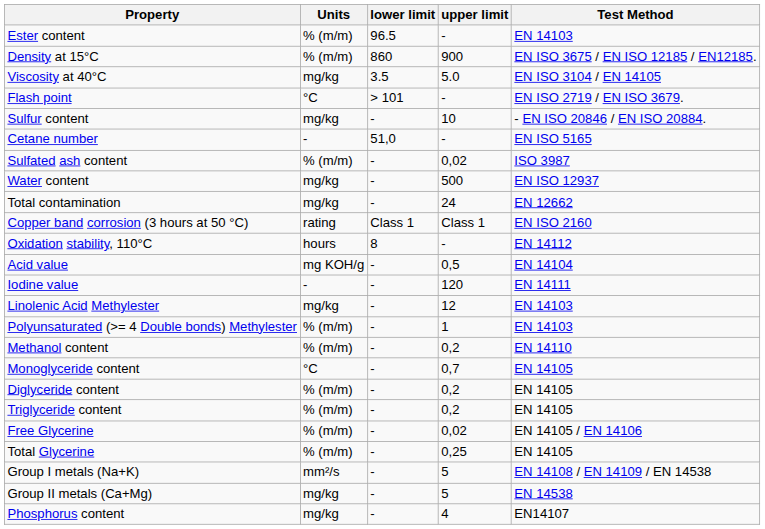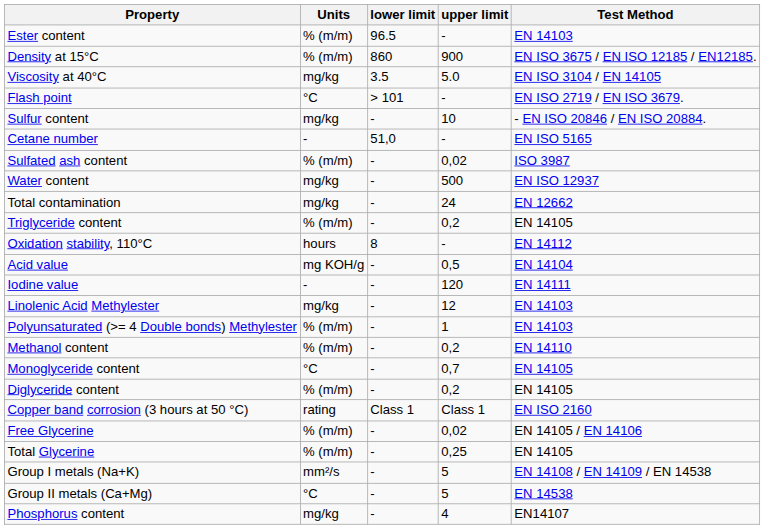rows swapped: (128, 222) <-> (64, 410)
(321, 493) mg/kg -> (310, 493) °C
